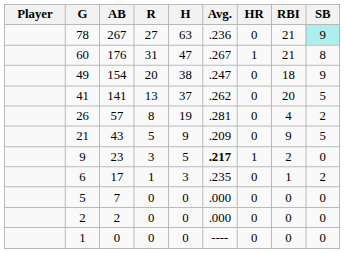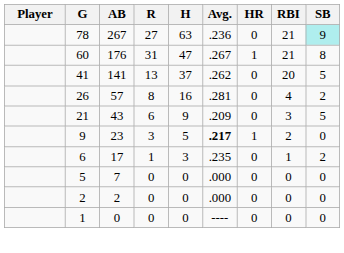- row: (117, 75)
(186, 116) 19 -> (186, 95) 16
(151, 136) 5 -> (151, 116) 6
(288, 136) 9 -> (288, 116) 3
